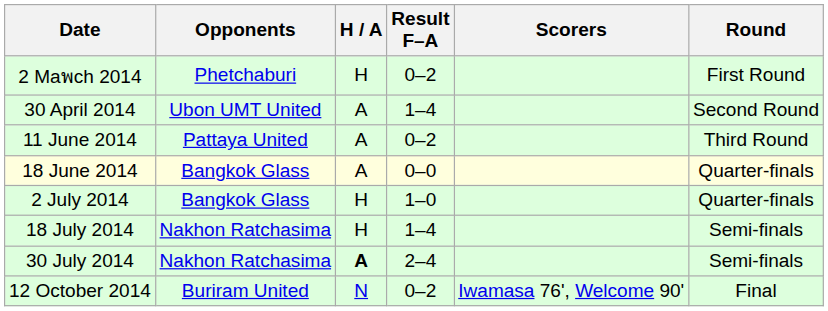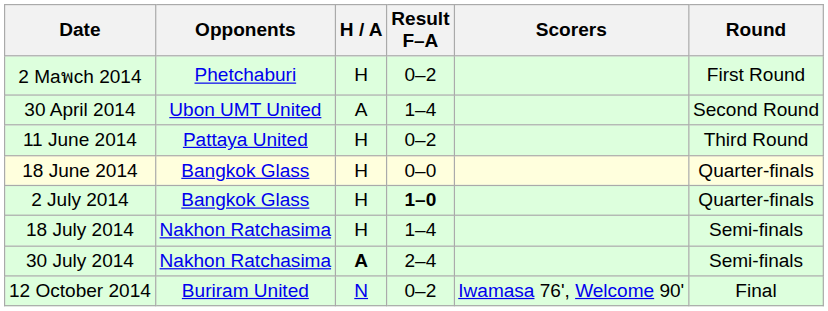(361, 139) A -> (361, 139) H
(361, 170) A -> (361, 170) H
(420, 200) normal -> (420, 200) bold
